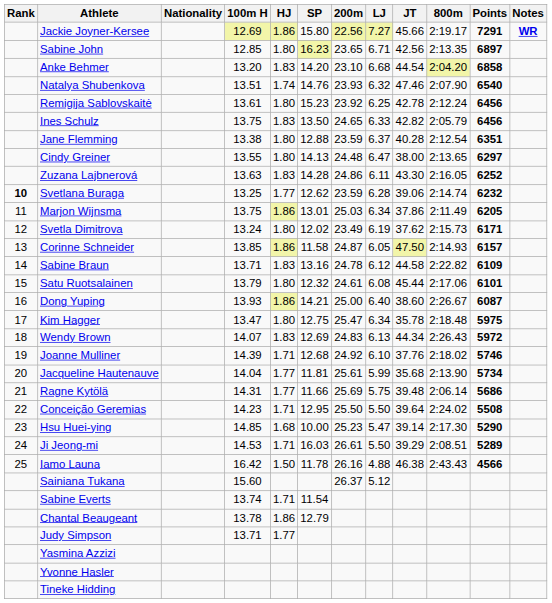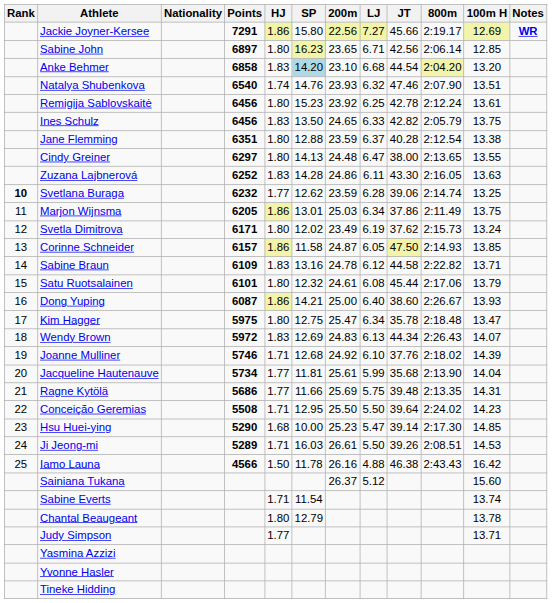columns swapped: (247, 13) <-> (490, 13)
(448, 49) 2:13.35 -> (442, 49) 2:06.14
(314, 67) no background -> (309, 67) lightblue background
(448, 391) 2:06.14 -> (442, 391) 2:13.35
(410, 445) 39.29 -> (404, 445) 39.26
(284, 517) 1.86 -> (278, 517) 1.80
